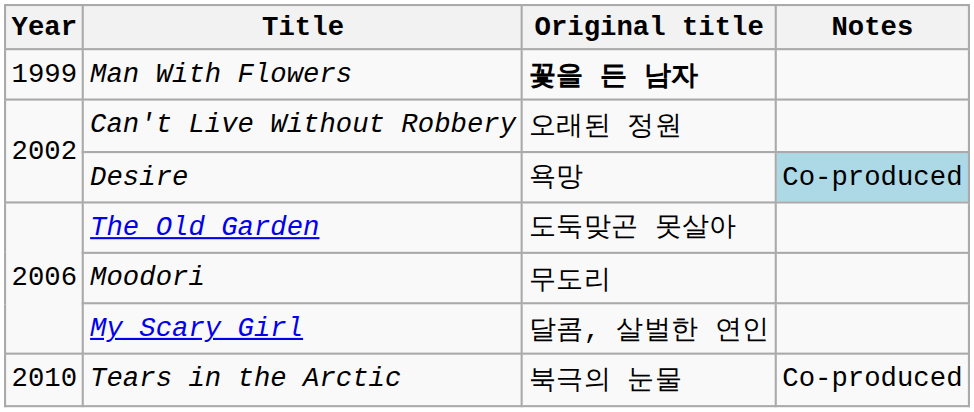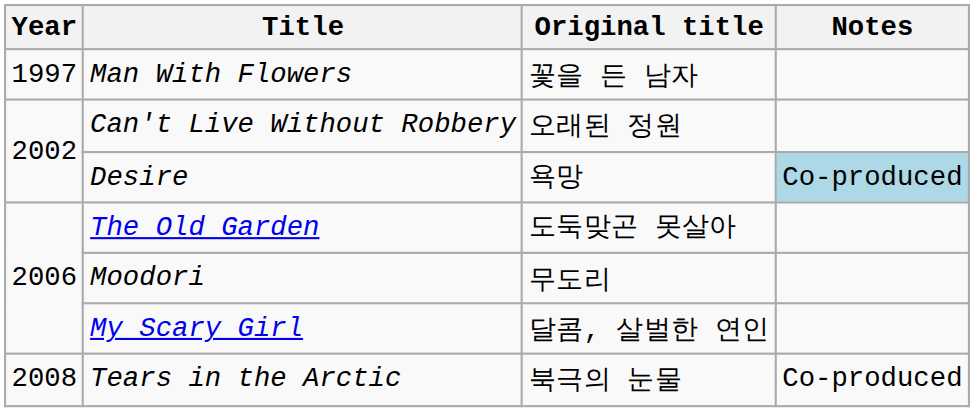(44, 75) 1999 -> (44, 75) 1997
(614, 76) bold -> (614, 76) normal
(44, 380) 2010 -> (44, 380) 2008
